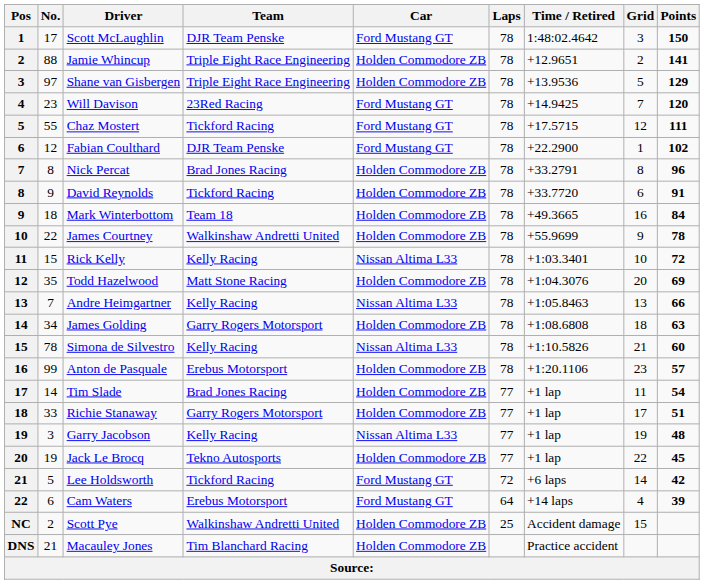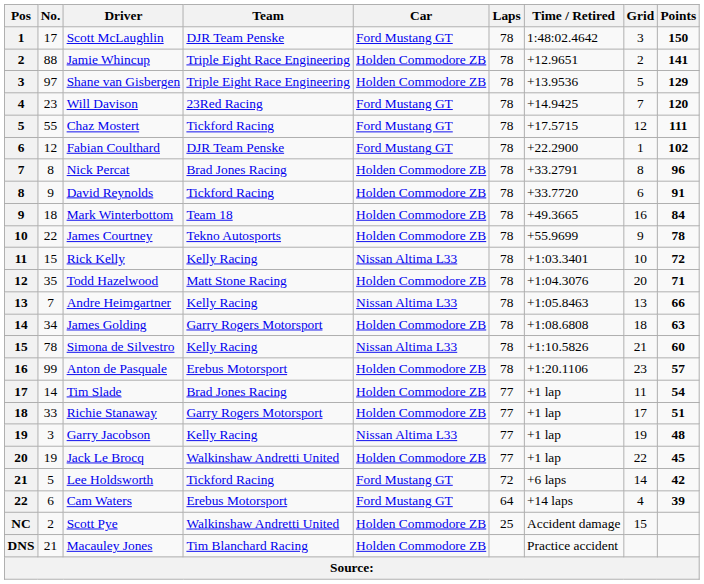(263, 236) Walkinshaw Andretti United -> (234, 236) Tekno Autosports
(678, 280) 69 -> (678, 280) 71
(234, 457) Tekno Autosports -> (263, 457) Walkinshaw Andretti United
